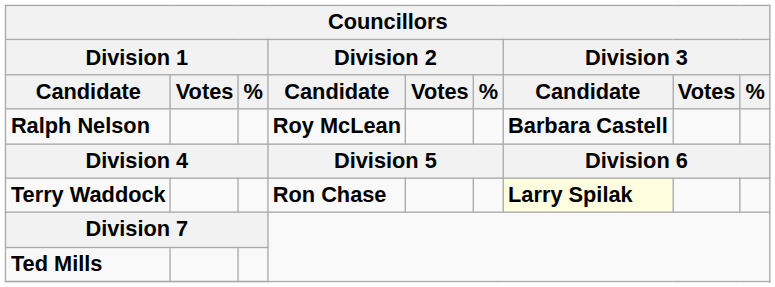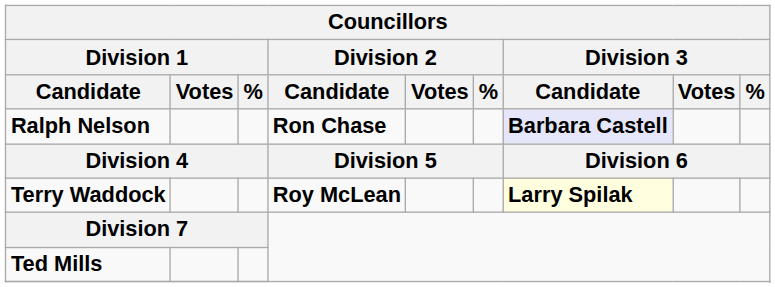(337, 126) Roy McLean -> (330, 126) Ron Chase
(588, 126) no background -> (588, 126) lavender background
(330, 195) Ron Chase -> (337, 195) Roy McLean
